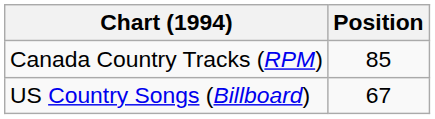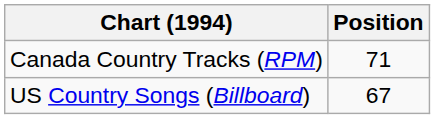(378, 58) 85 -> (378, 58) 71
